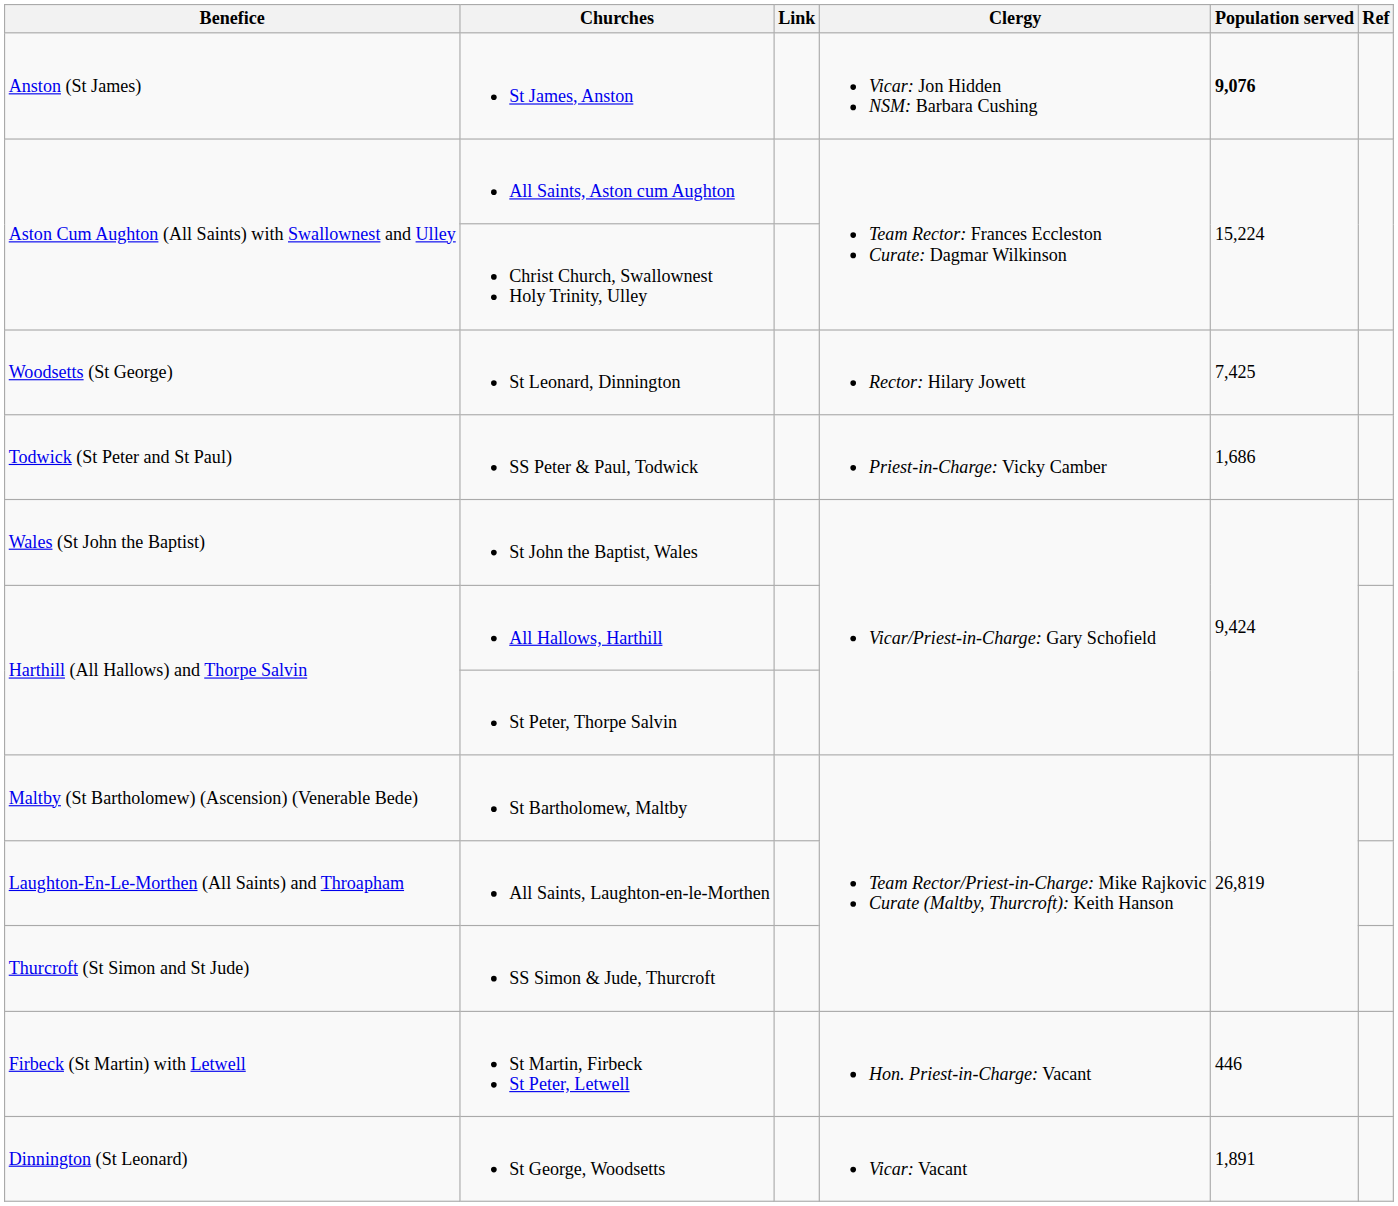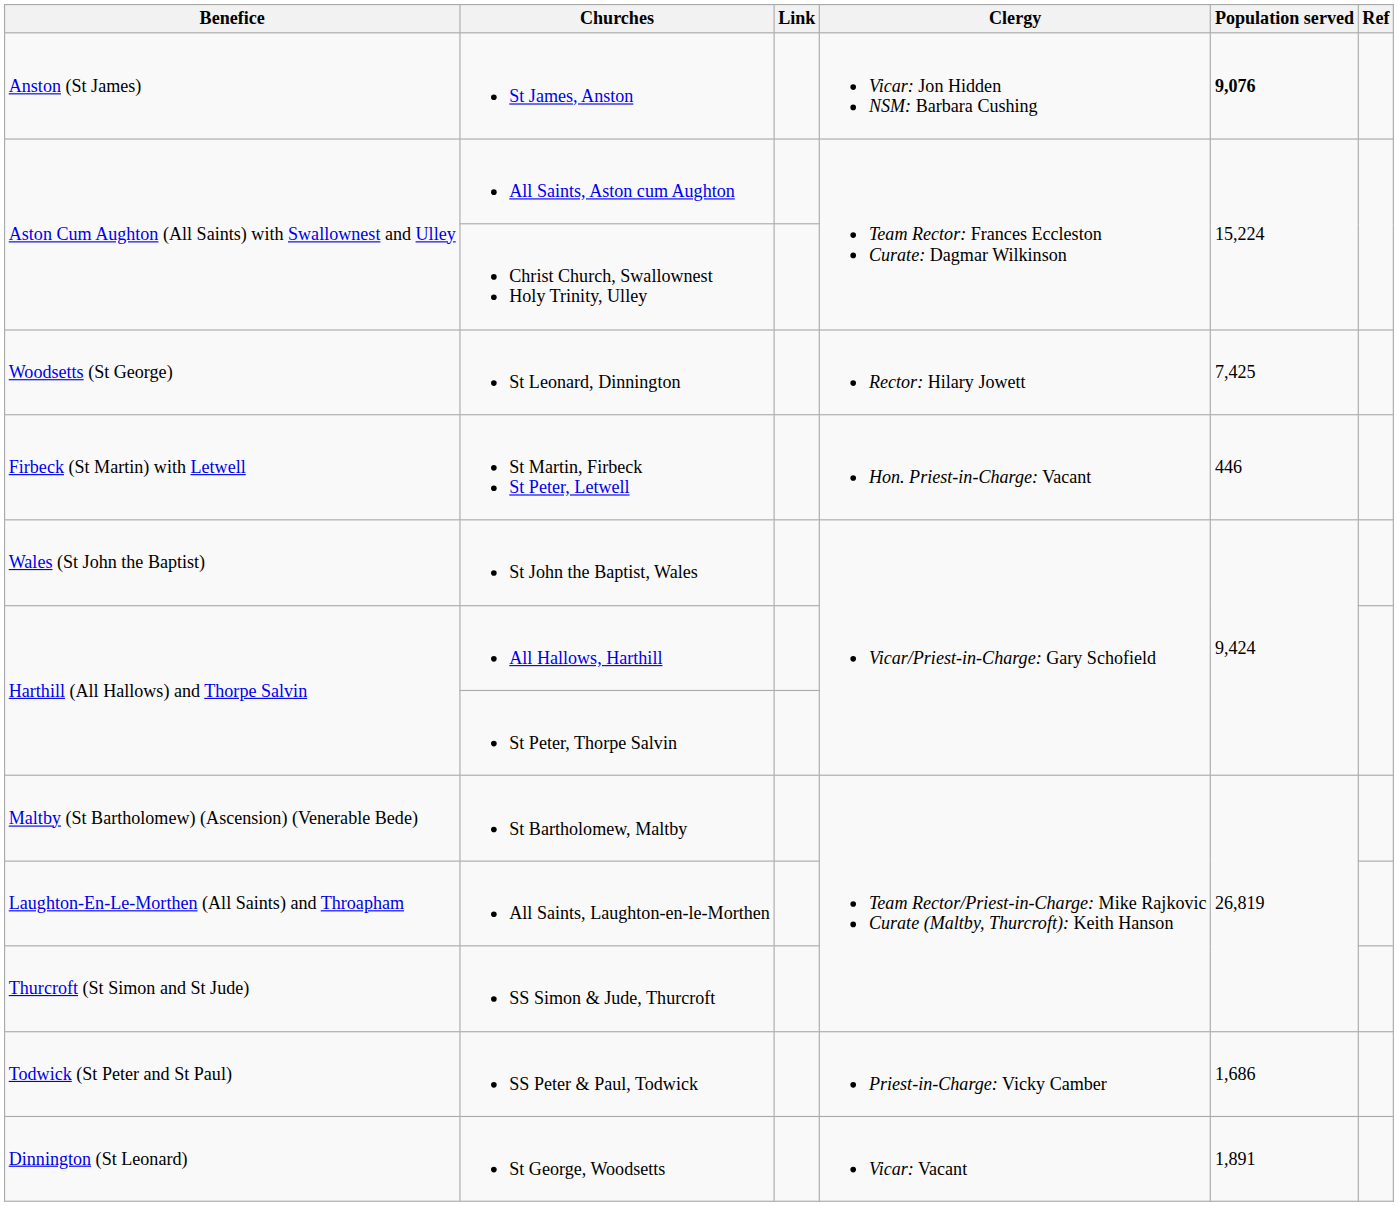rows swapped: (617, 1074) <-> (617, 467)
